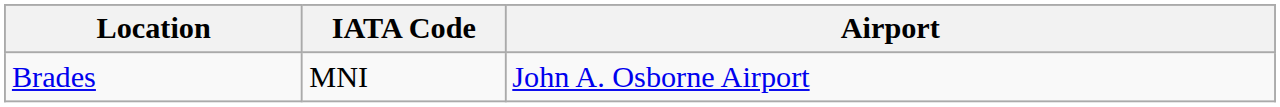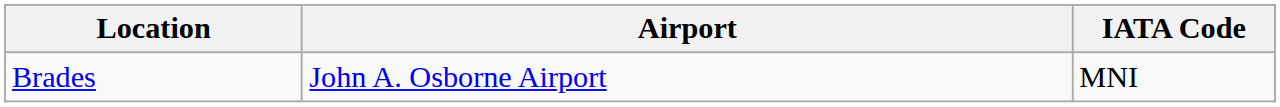columns swapped: (890, 28) <-> (404, 28)
